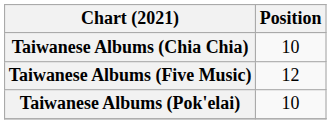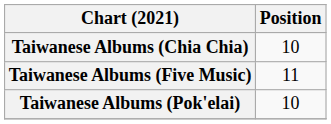(291, 75) 12 -> (291, 75) 11
